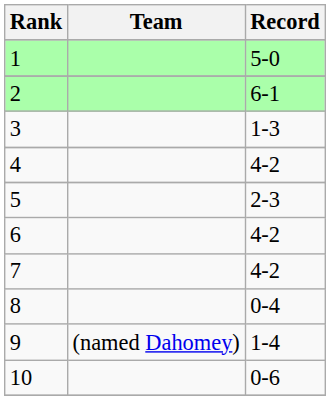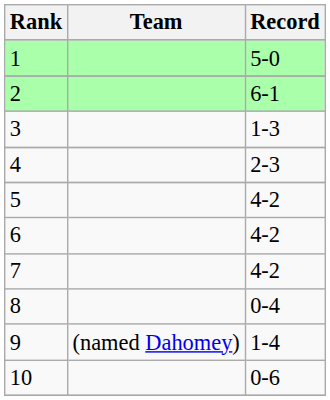(265, 164) 4-2 -> (265, 164) 2-3
(265, 199) 2-3 -> (265, 199) 4-2
